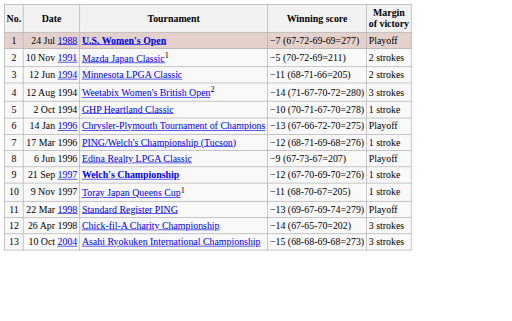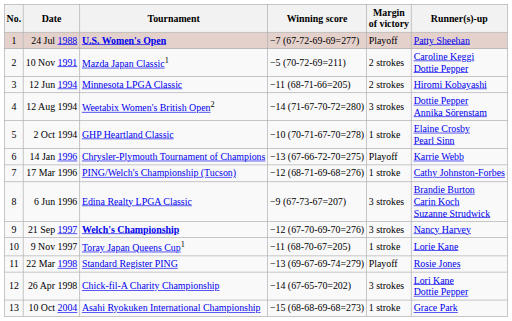+ column: (459, 18)
(383, 158) Playoff -> (386, 201) 3 strokes
(385, 175) 1 stroke -> (386, 229) 3 strokes
(386, 242) 3 strokes -> (385, 308) 1 stroke
